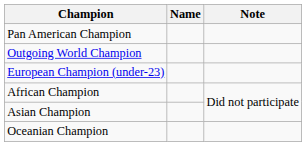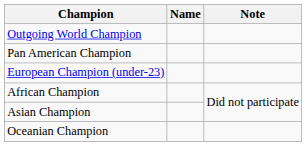rows swapped: (74, 53) <-> (69, 33)
